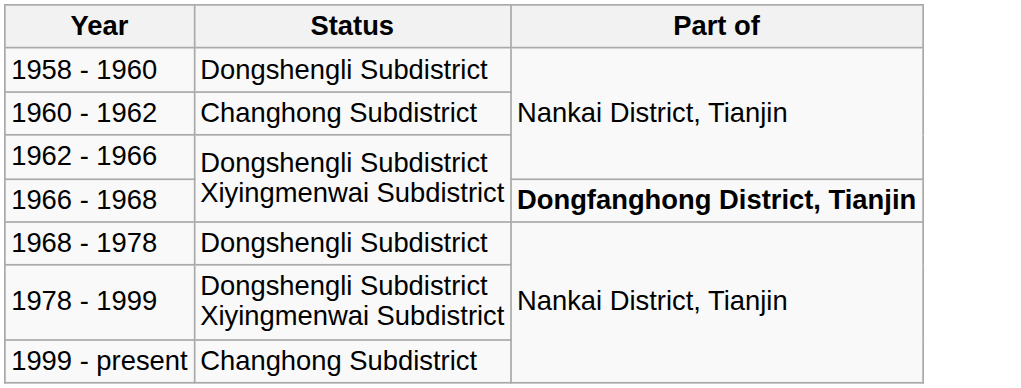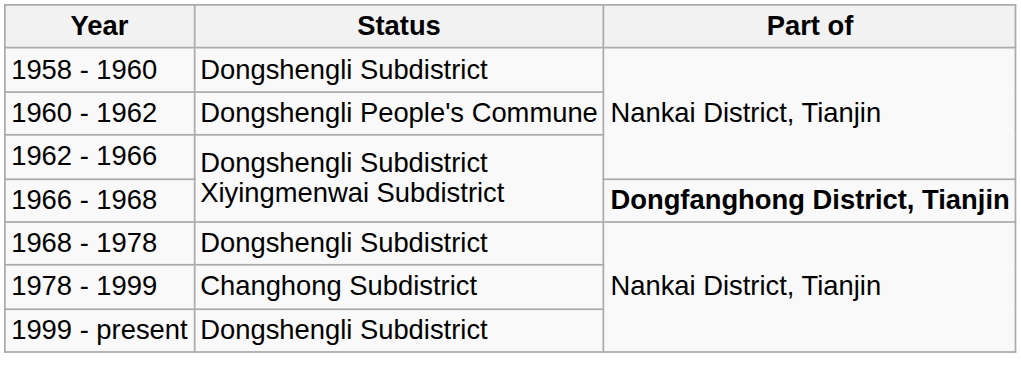(339, 112) Changhong Subdistrict -> (399, 112) Dongshengli People's Commune
(352, 301) Dongshengli Subdistrict Xiyingmenwai Subdistrict -> (339, 286) Changhong Subdistrict
(339, 360) Changhong Subdistrict -> (344, 329) Dongshengli Subdistrict
